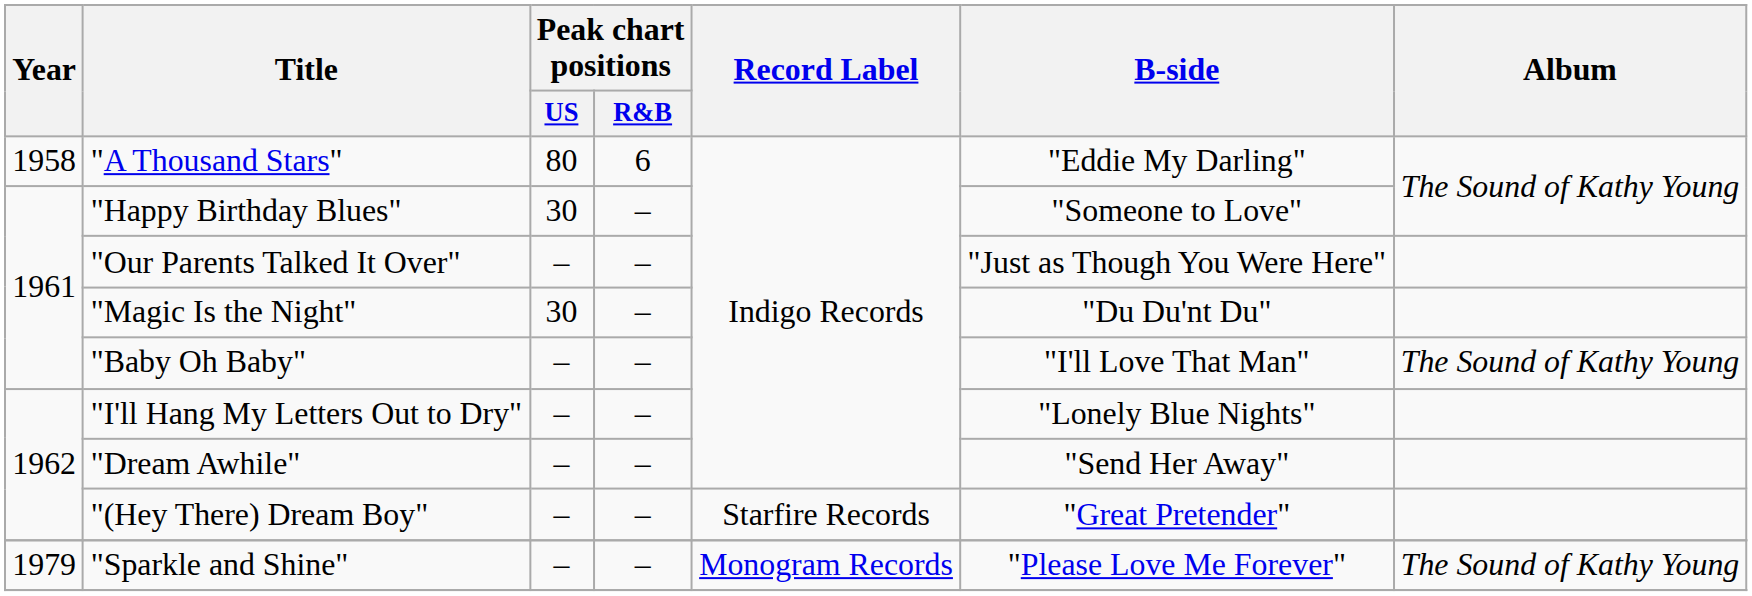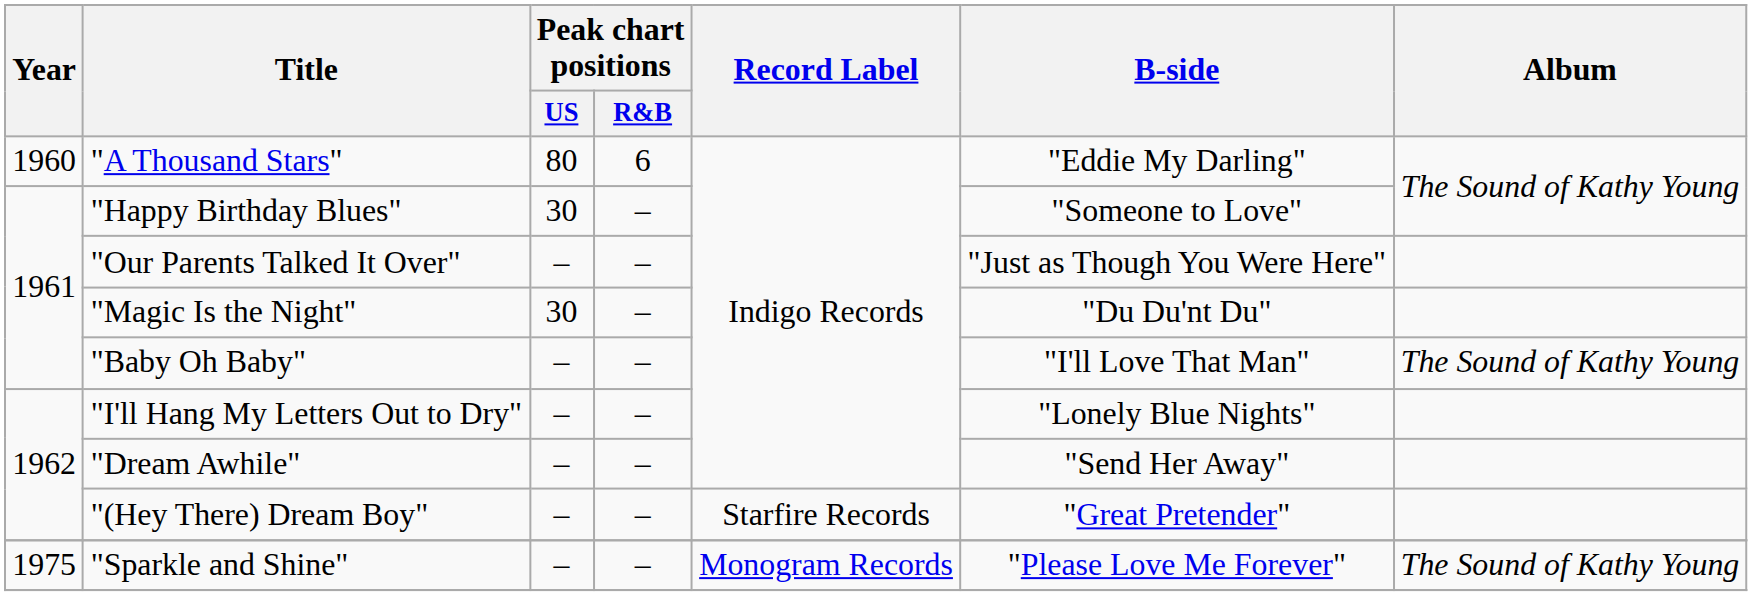(44, 160) 1958 -> (44, 160) 1960
(44, 564) 1979 -> (44, 564) 1975
